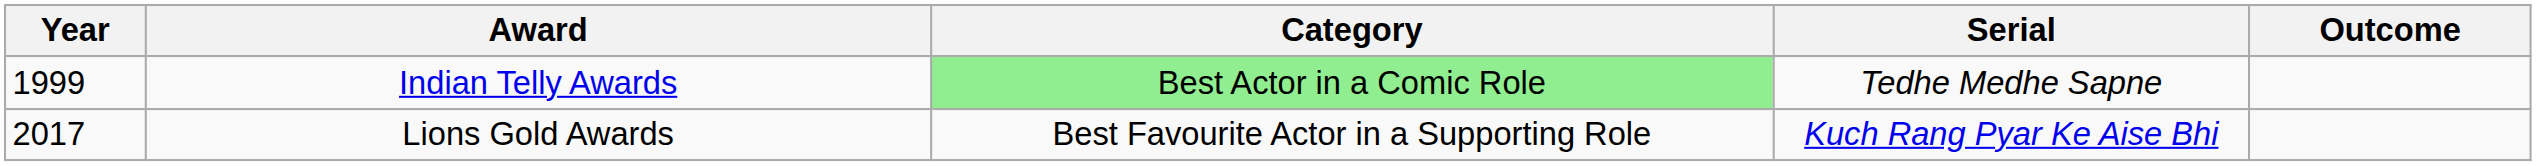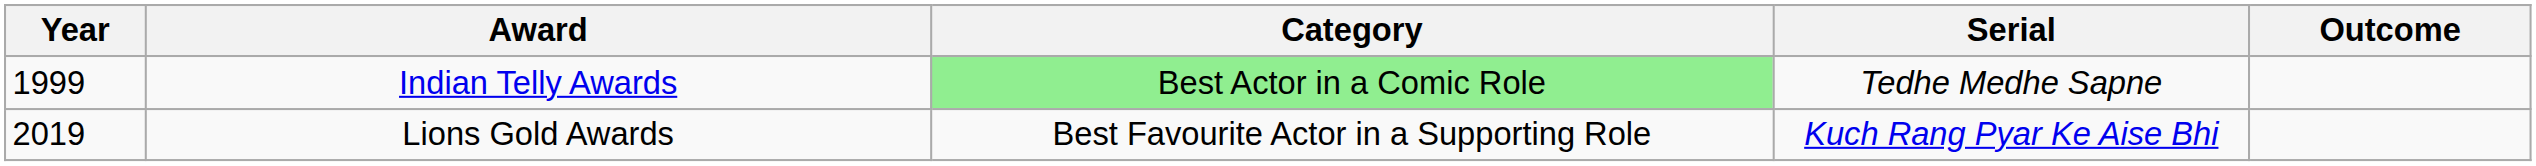(49, 133) 2017 -> (49, 133) 2019
